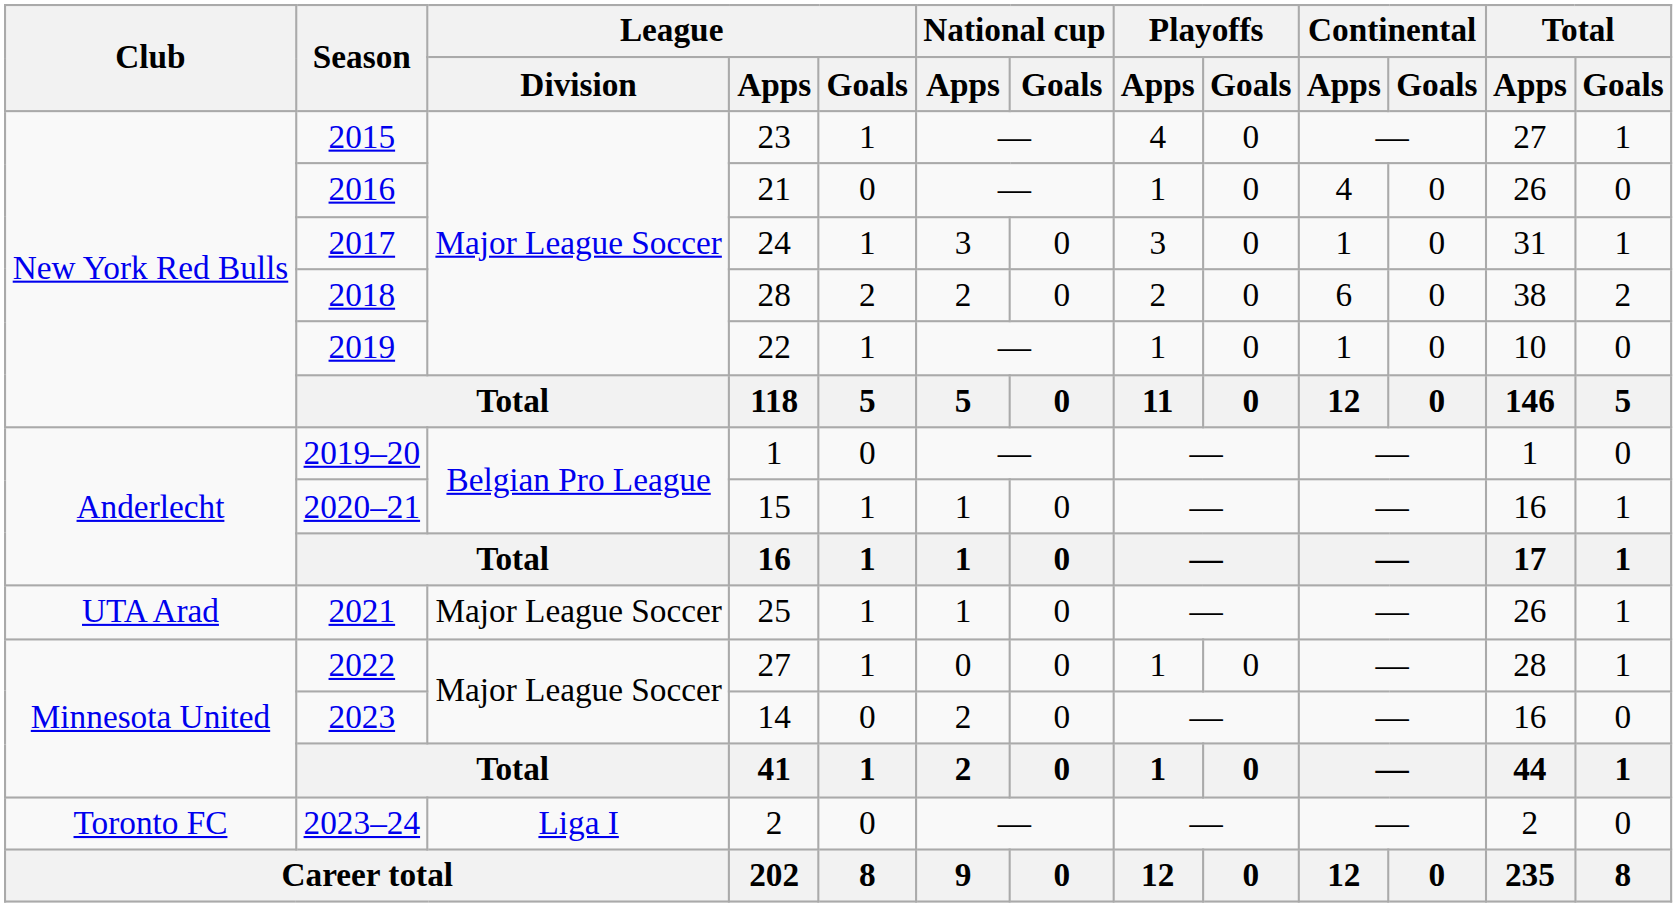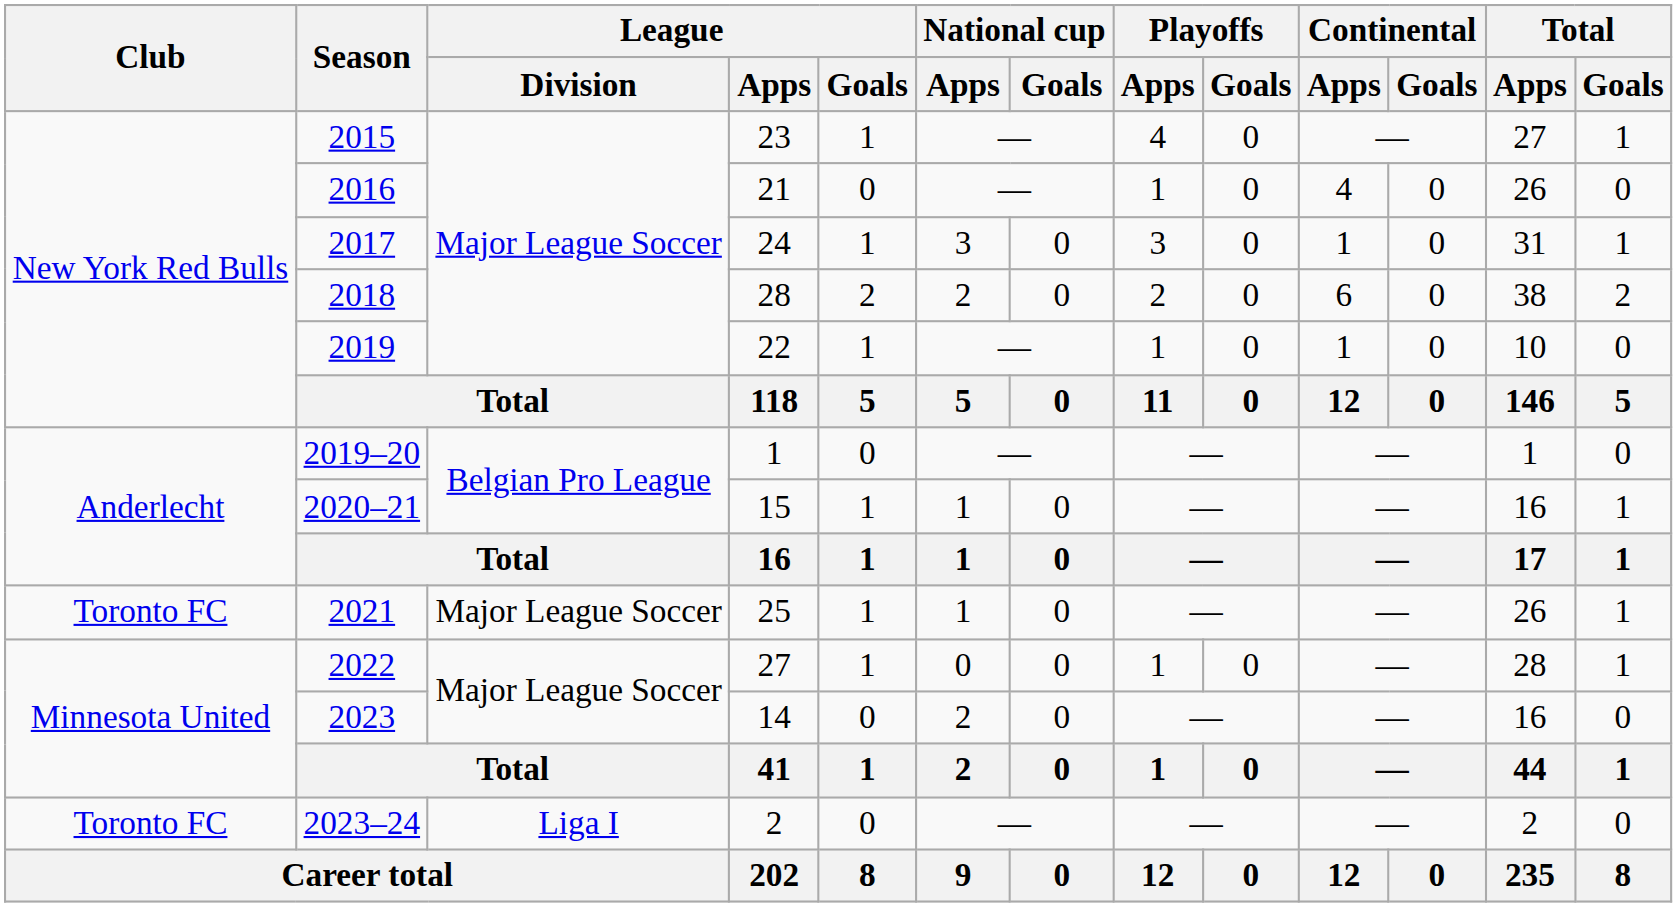(150, 611) UTA Arad -> (150, 611) Toronto FC
